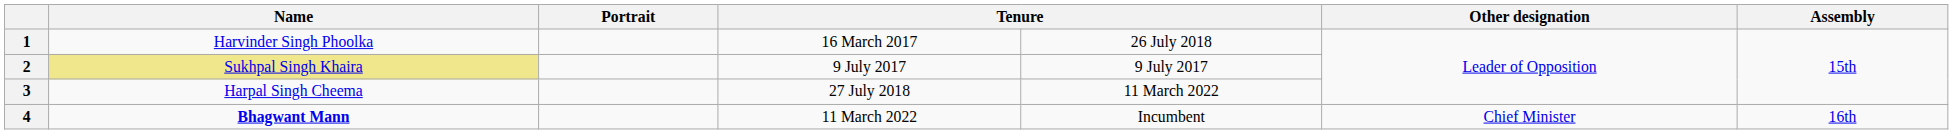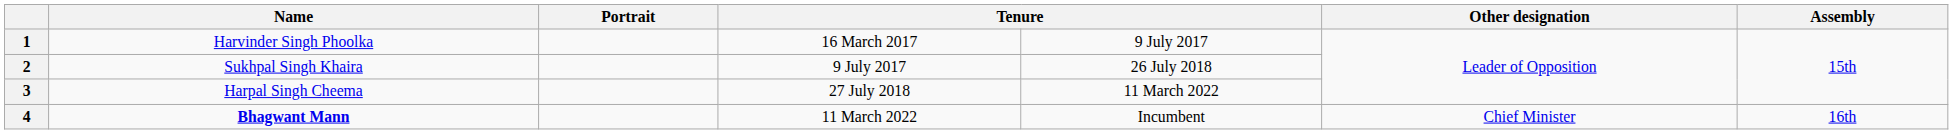(1171, 41) 26 July 2018 -> (1171, 41) 9 July 2017
(294, 66) khaki background -> (294, 66) no background
(1171, 66) 9 July 2017 -> (1171, 66) 26 July 2018
